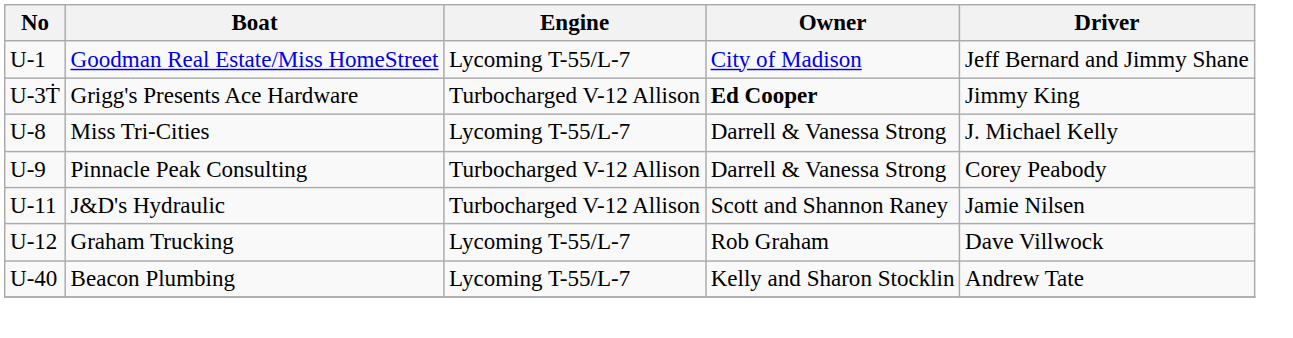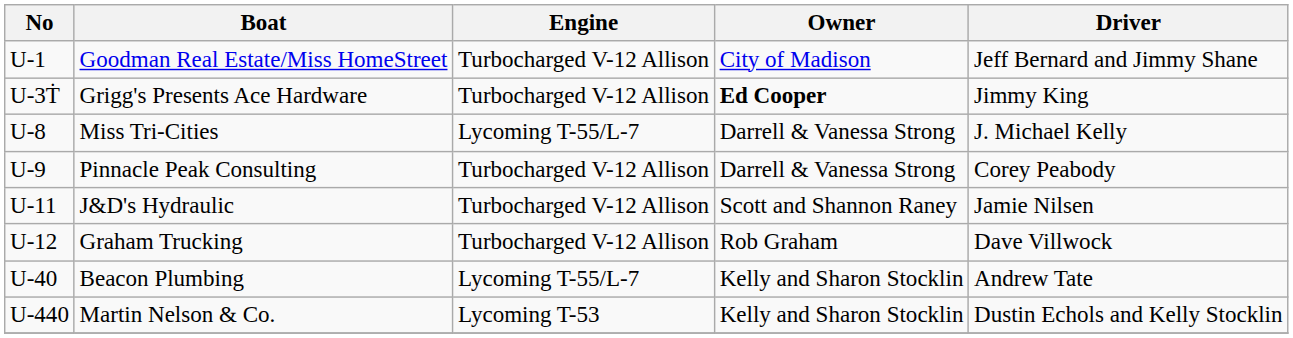(540, 59) Lycoming T-55/L-7 -> (584, 59) Turbocharged V-12 Allison
(540, 242) Lycoming T-55/L-7 -> (584, 242) Turbocharged V-12 Allison
+ row: (177, 315)
